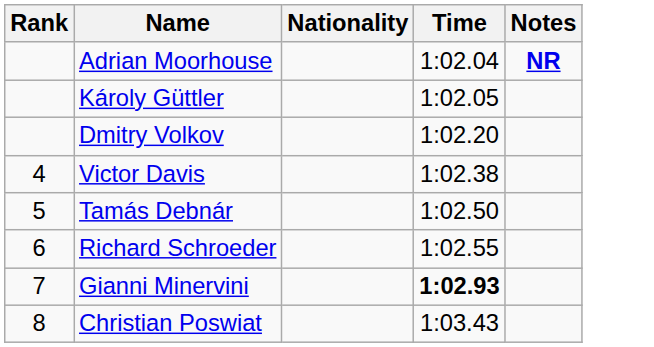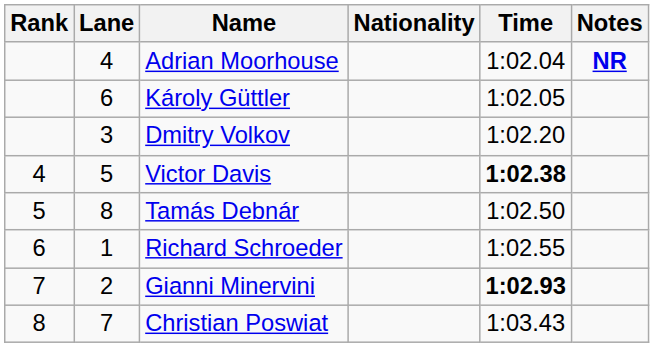+ column: (107, 23)
(460, 173) normal -> (526, 173) bold
